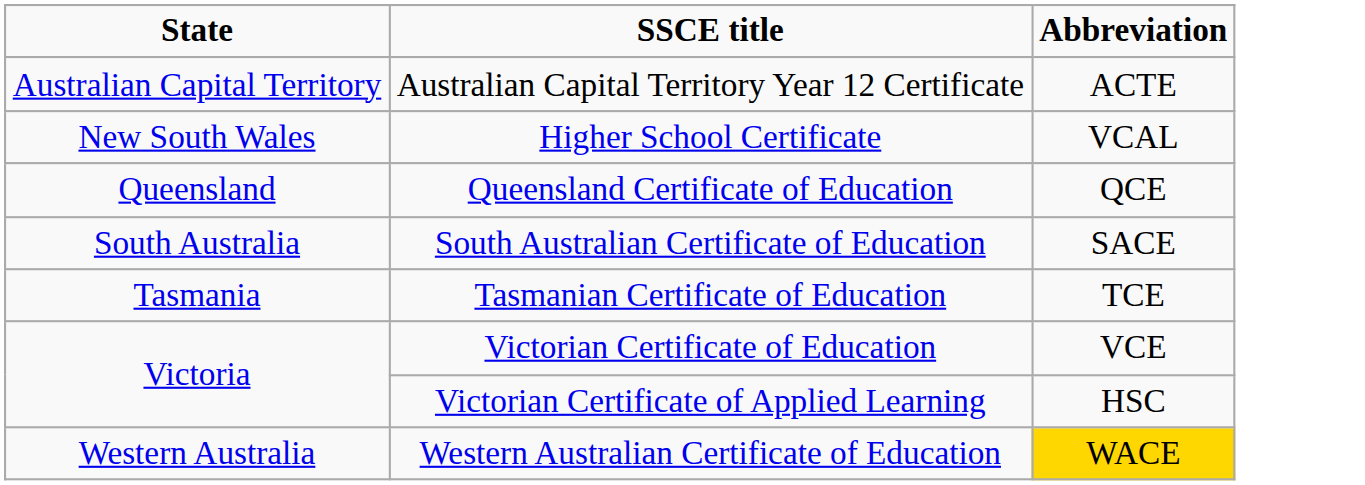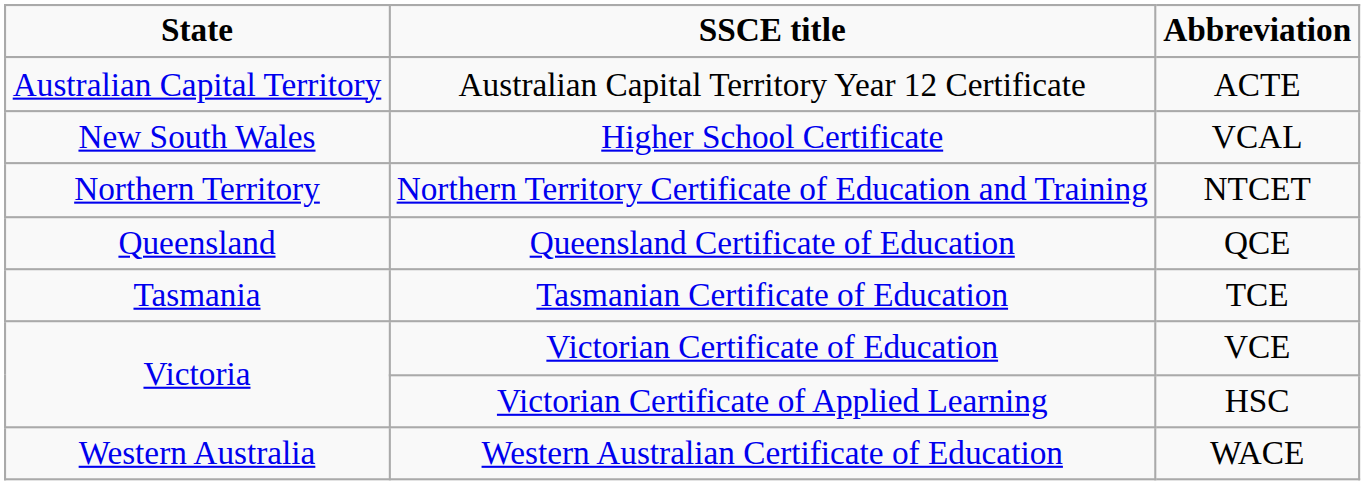+ row: (772, 189)
- row: (710, 242)
(1133, 453) gold background -> (1257, 453) no background
